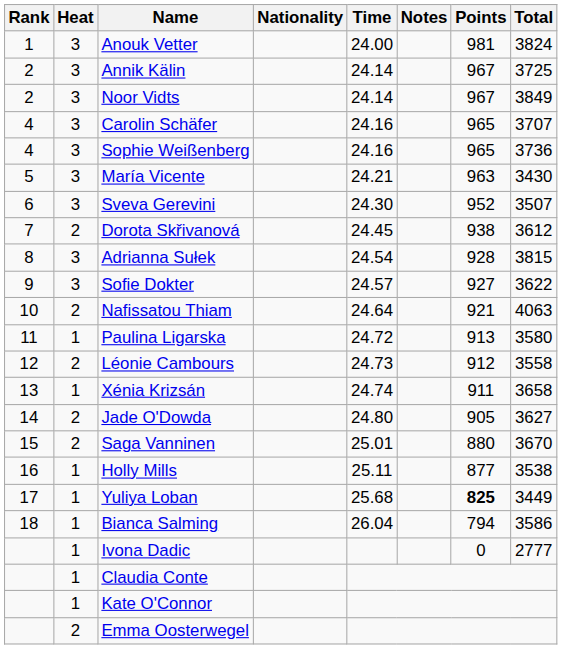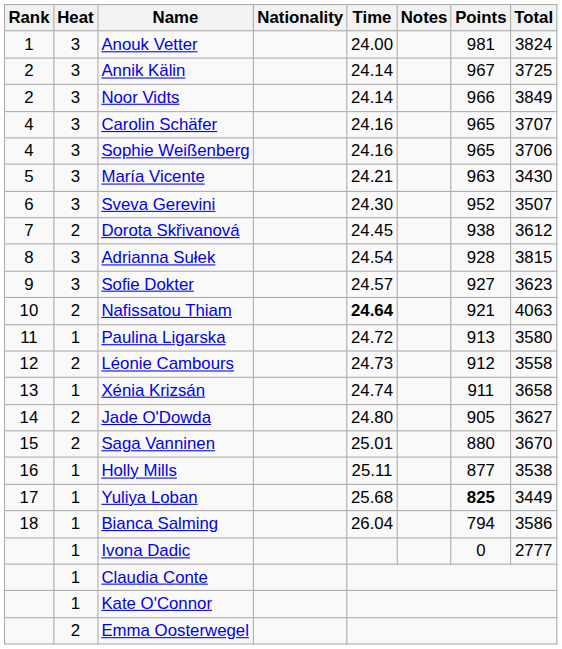(481, 97) 967 -> (481, 97) 966
(534, 151) 3736 -> (534, 151) 3706
(534, 284) 3622 -> (534, 284) 3623
(372, 310) normal -> (372, 310) bold
